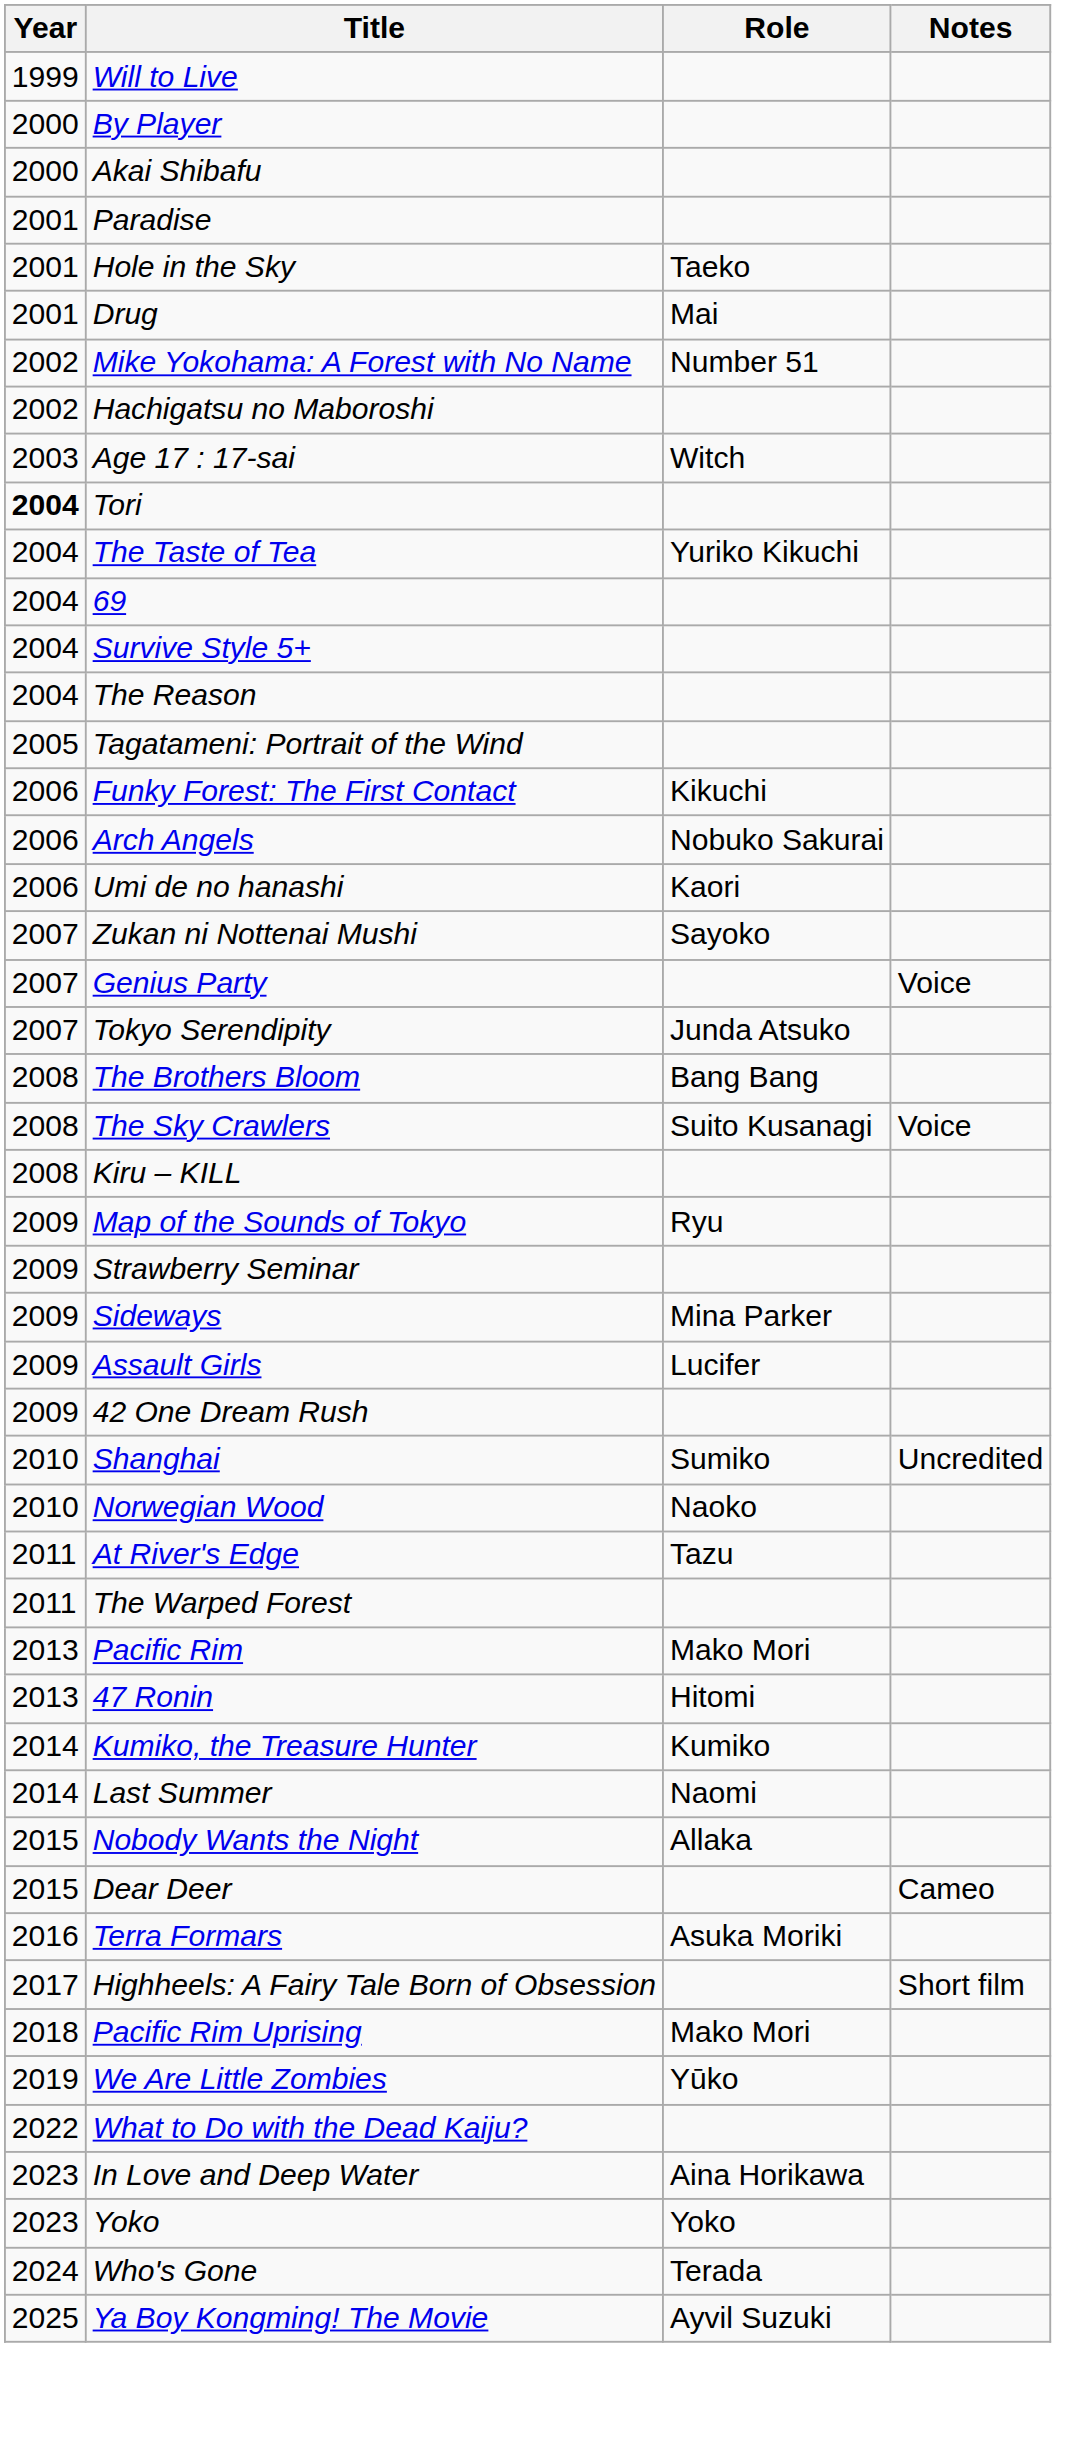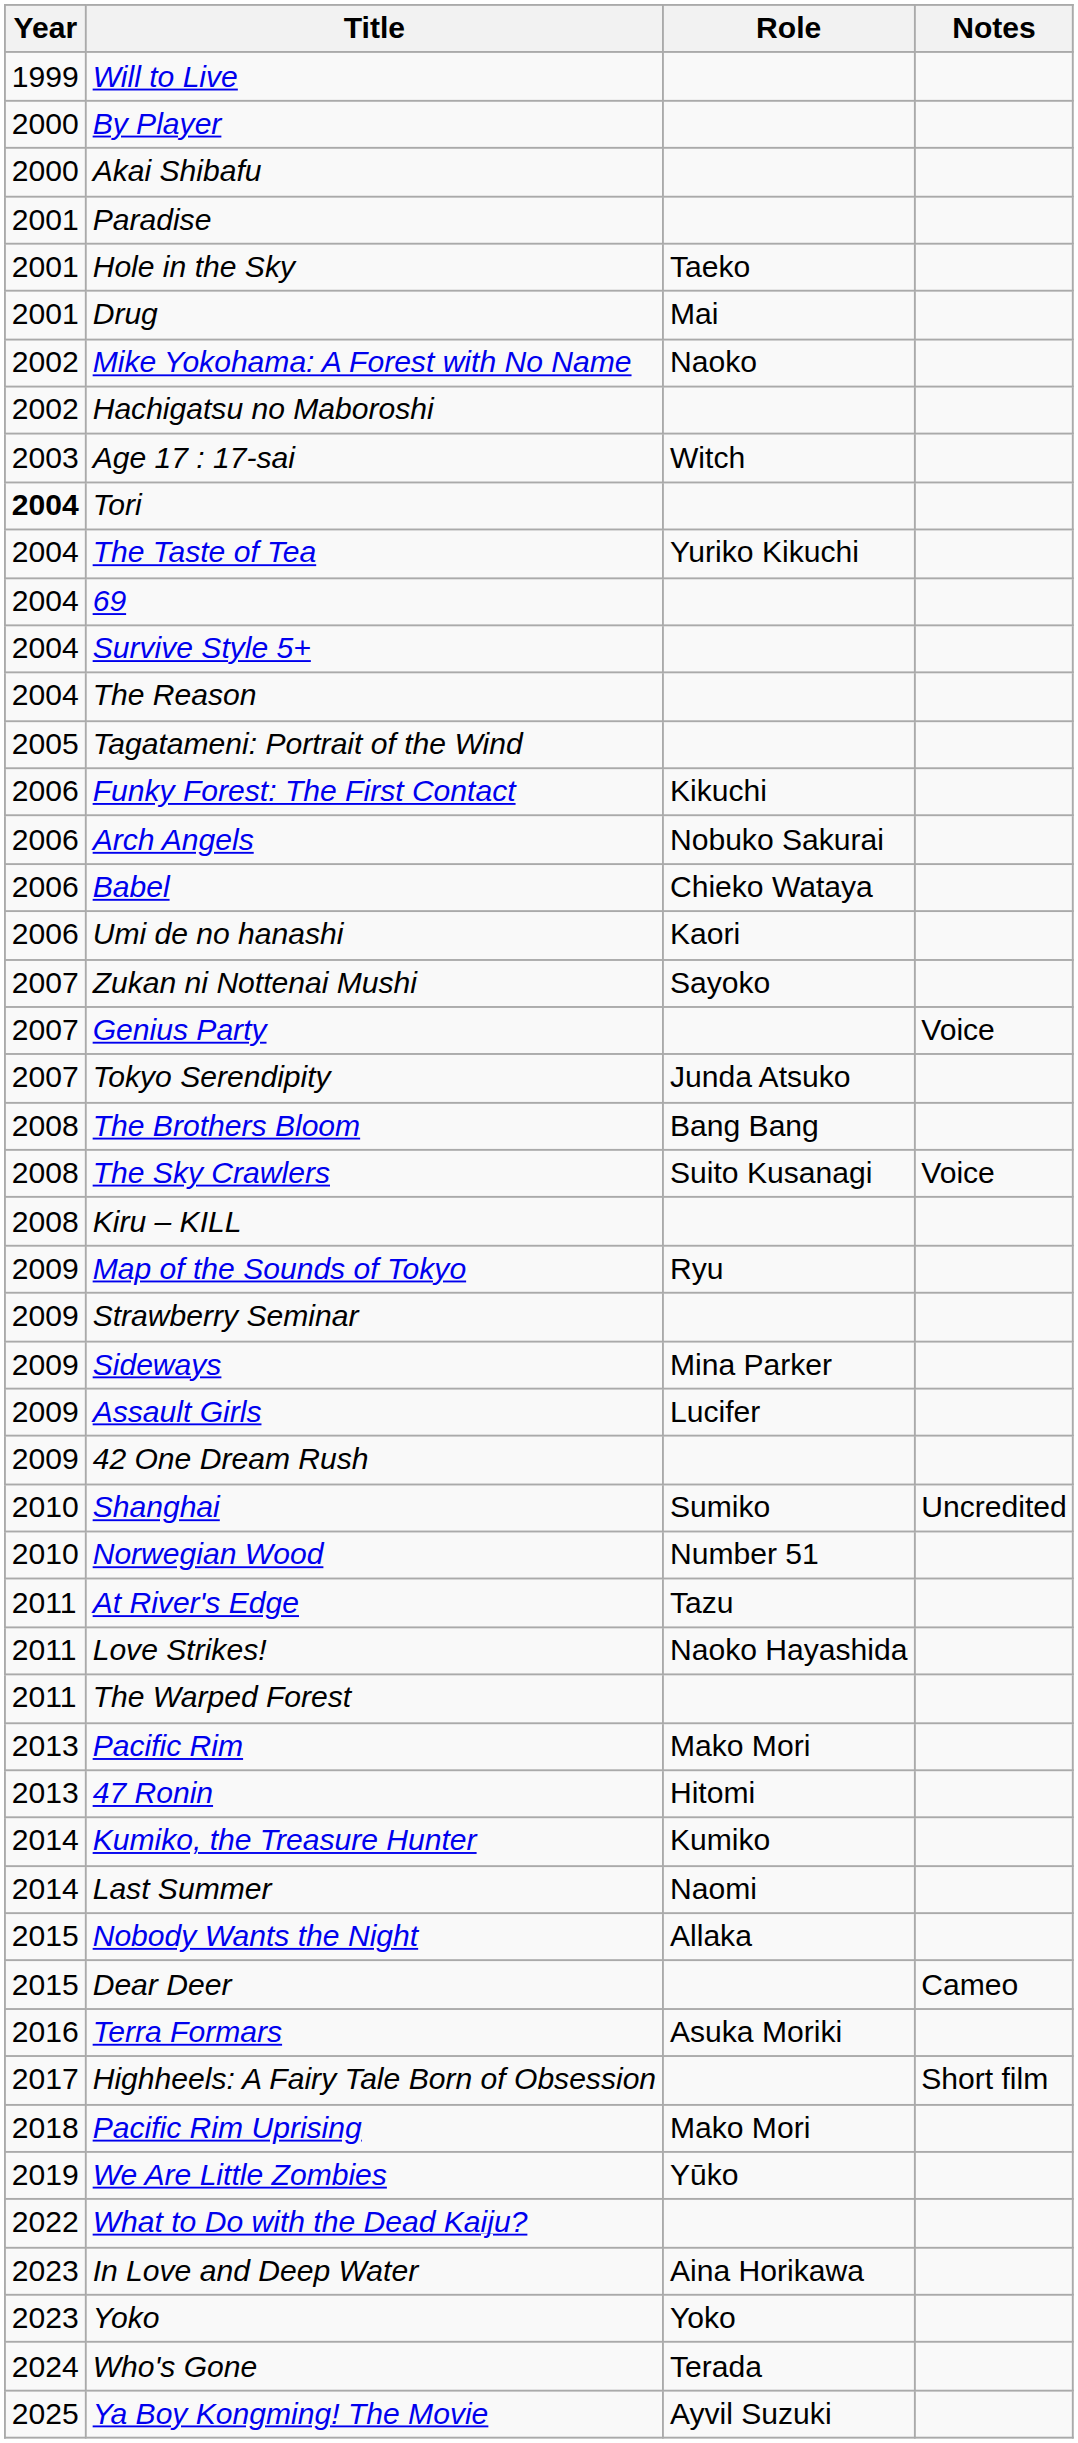(744, 362) Number 51 -> (713, 362) Naoko
+ row: (131, 887)
(713, 1507) Naoko -> (744, 1554) Number 51
+ row: (180, 1650)
